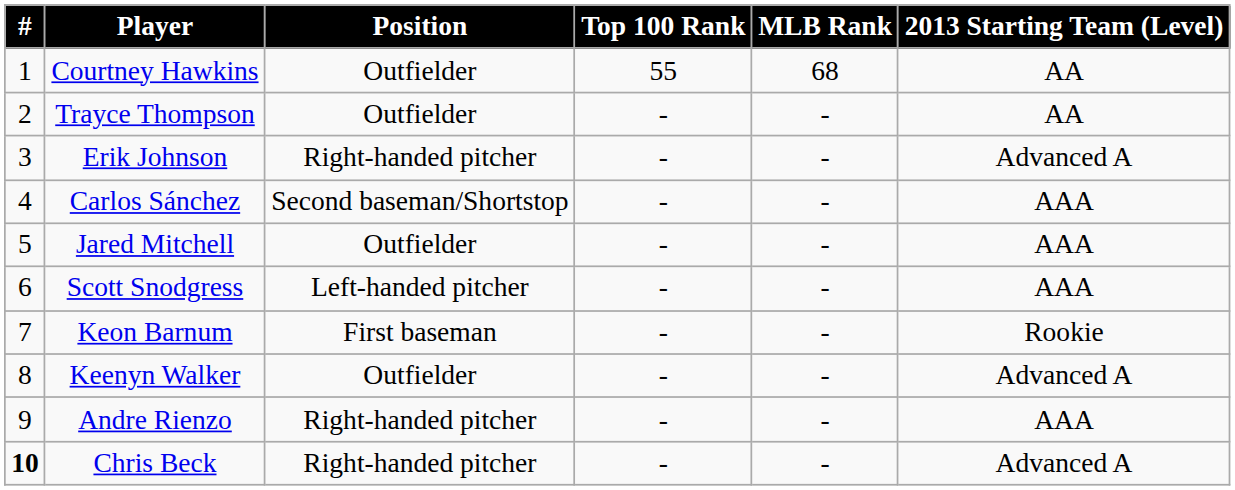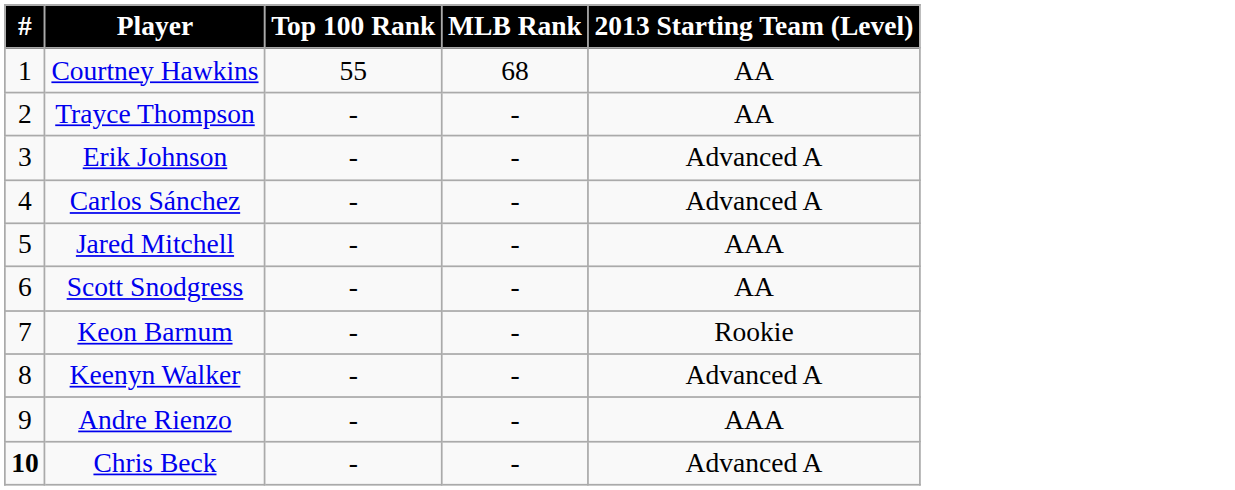- column: (420, 26)
(1064, 200) AAA -> (754, 200) Advanced A
(1064, 288) AAA -> (754, 288) AA
